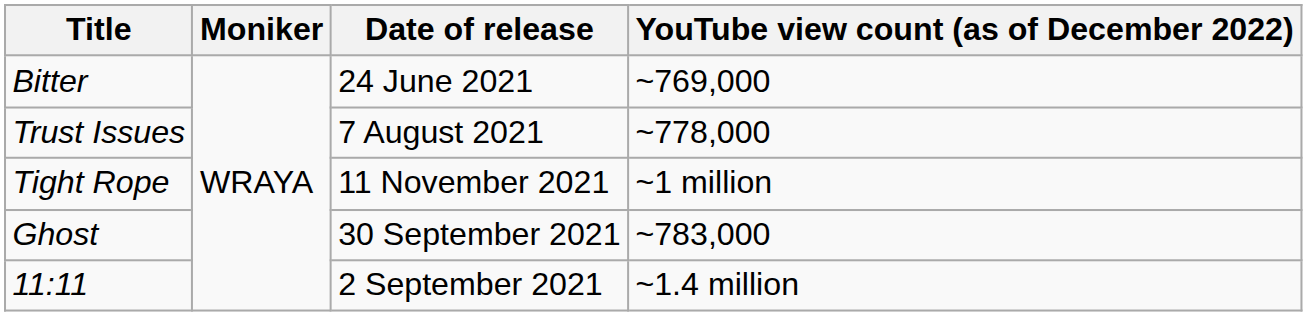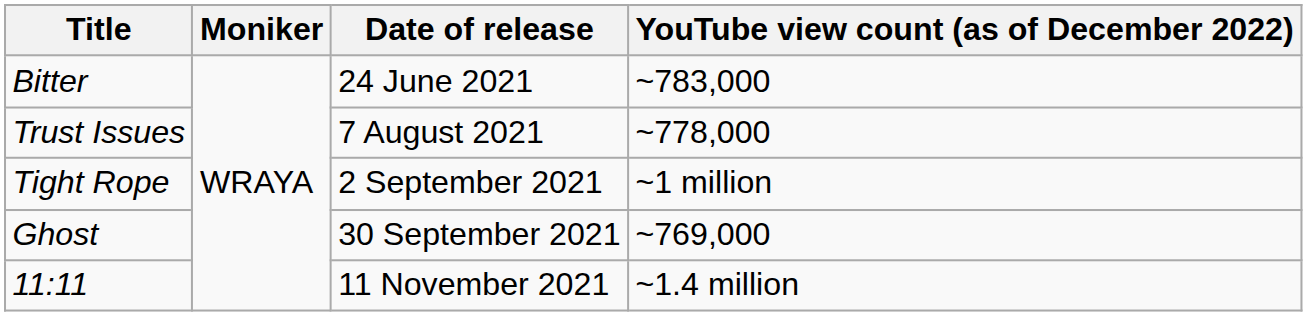(703, 81) ~769,000 -> (703, 81) ~783,000
(474, 183) 11 November 2021 -> (470, 183) 2 September 2021
(703, 234) ~783,000 -> (703, 234) ~769,000
(470, 285) 2 September 2021 -> (474, 285) 11 November 2021
